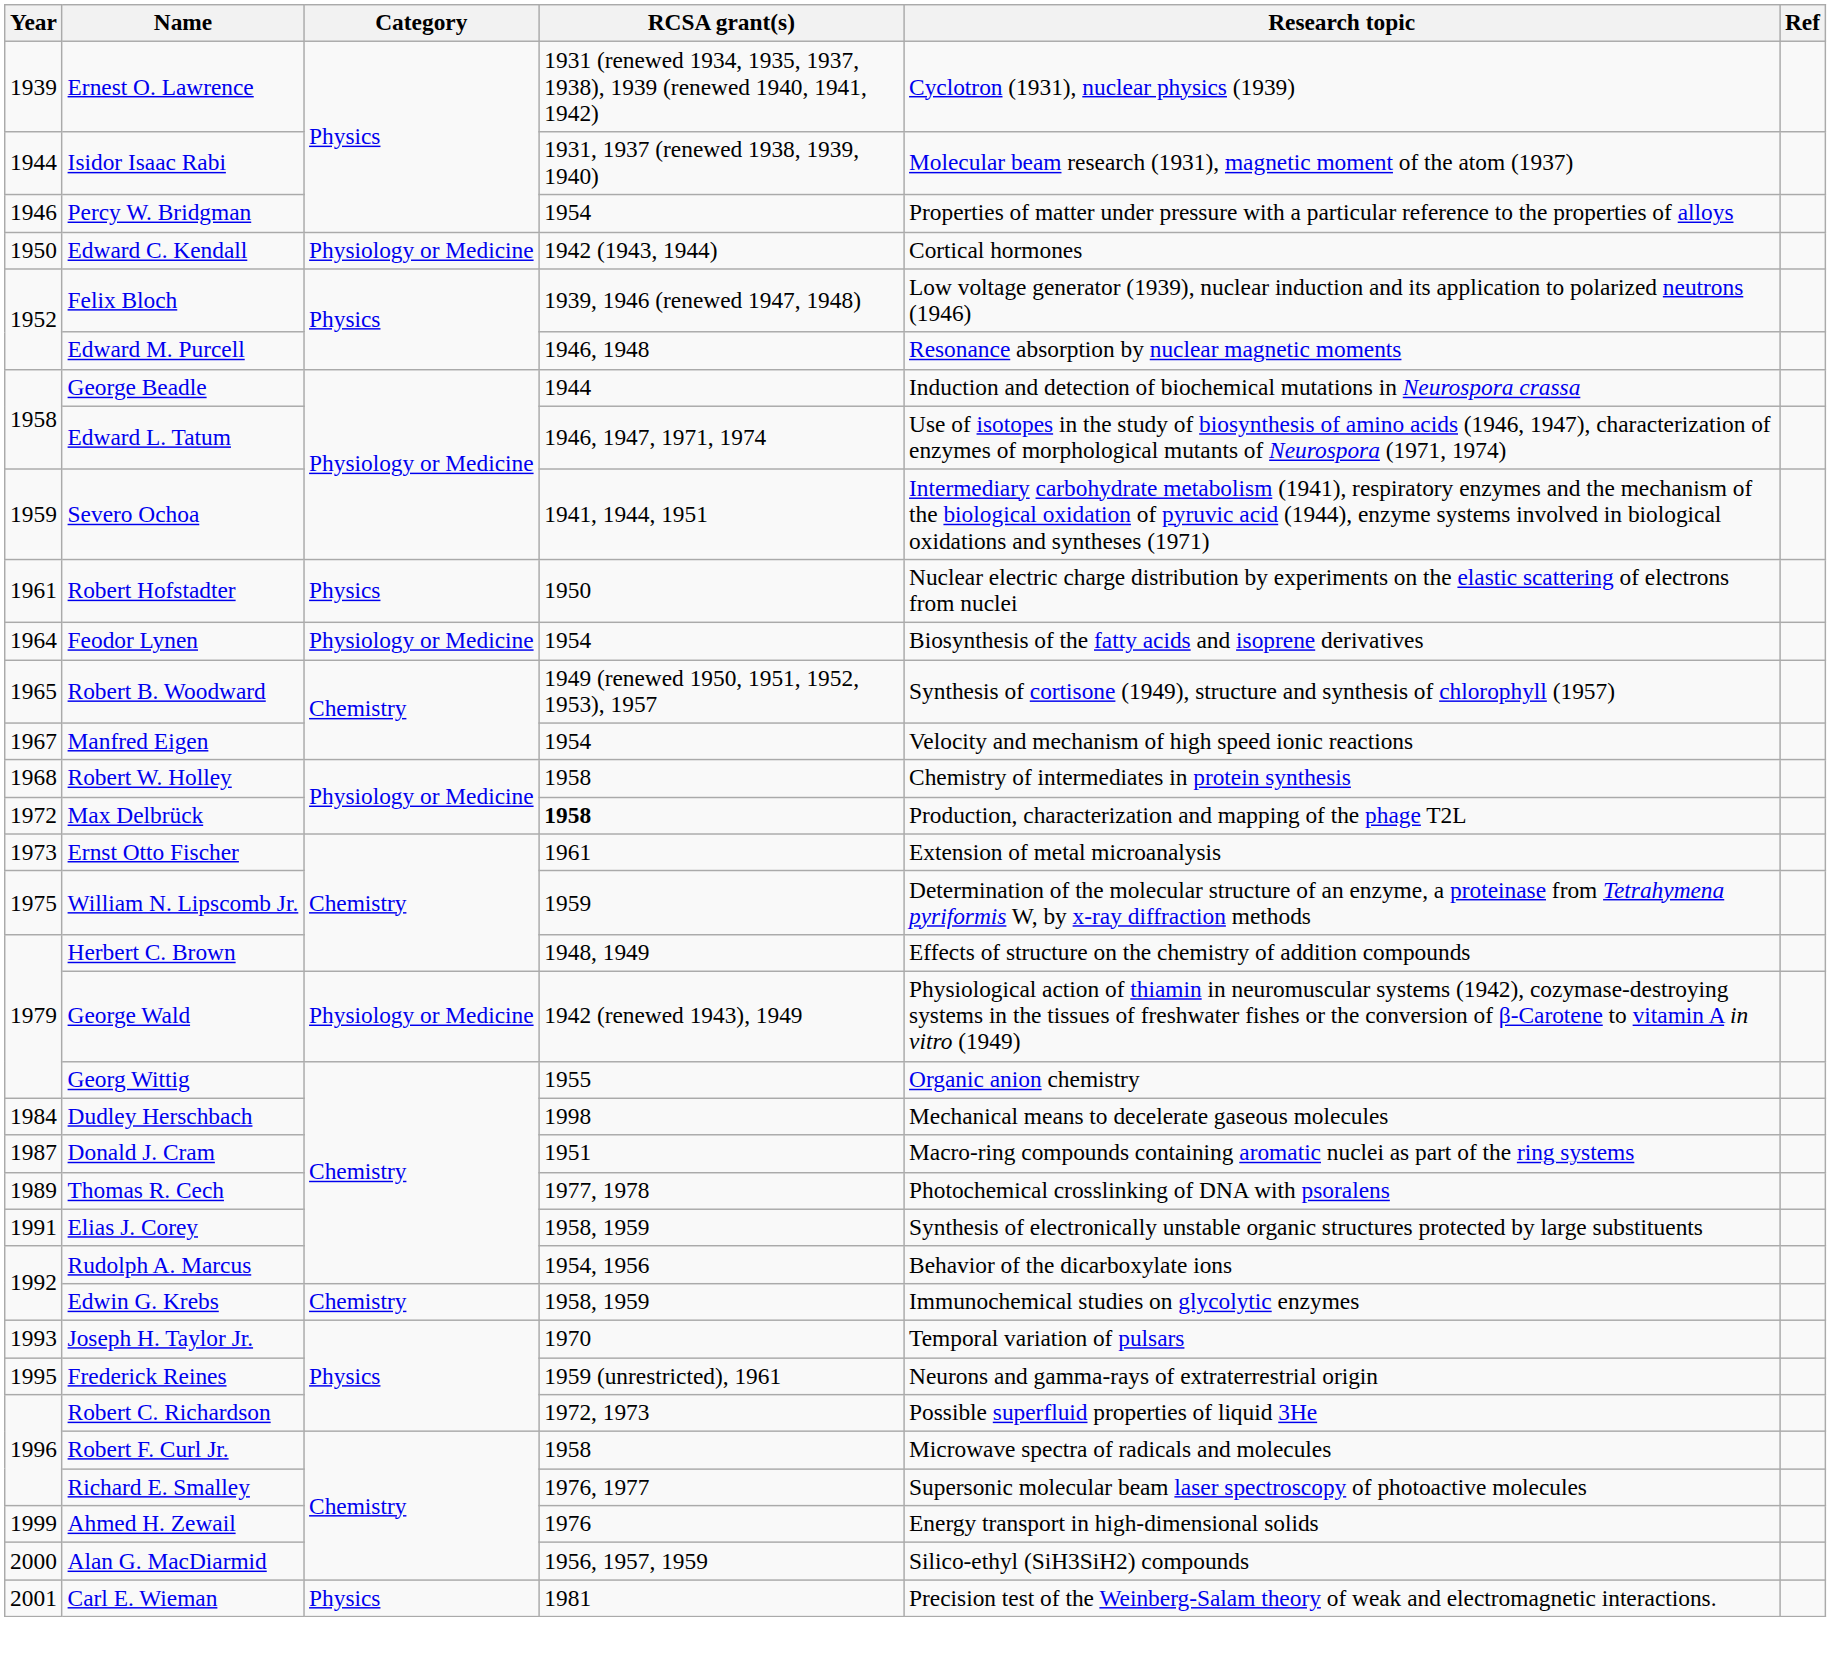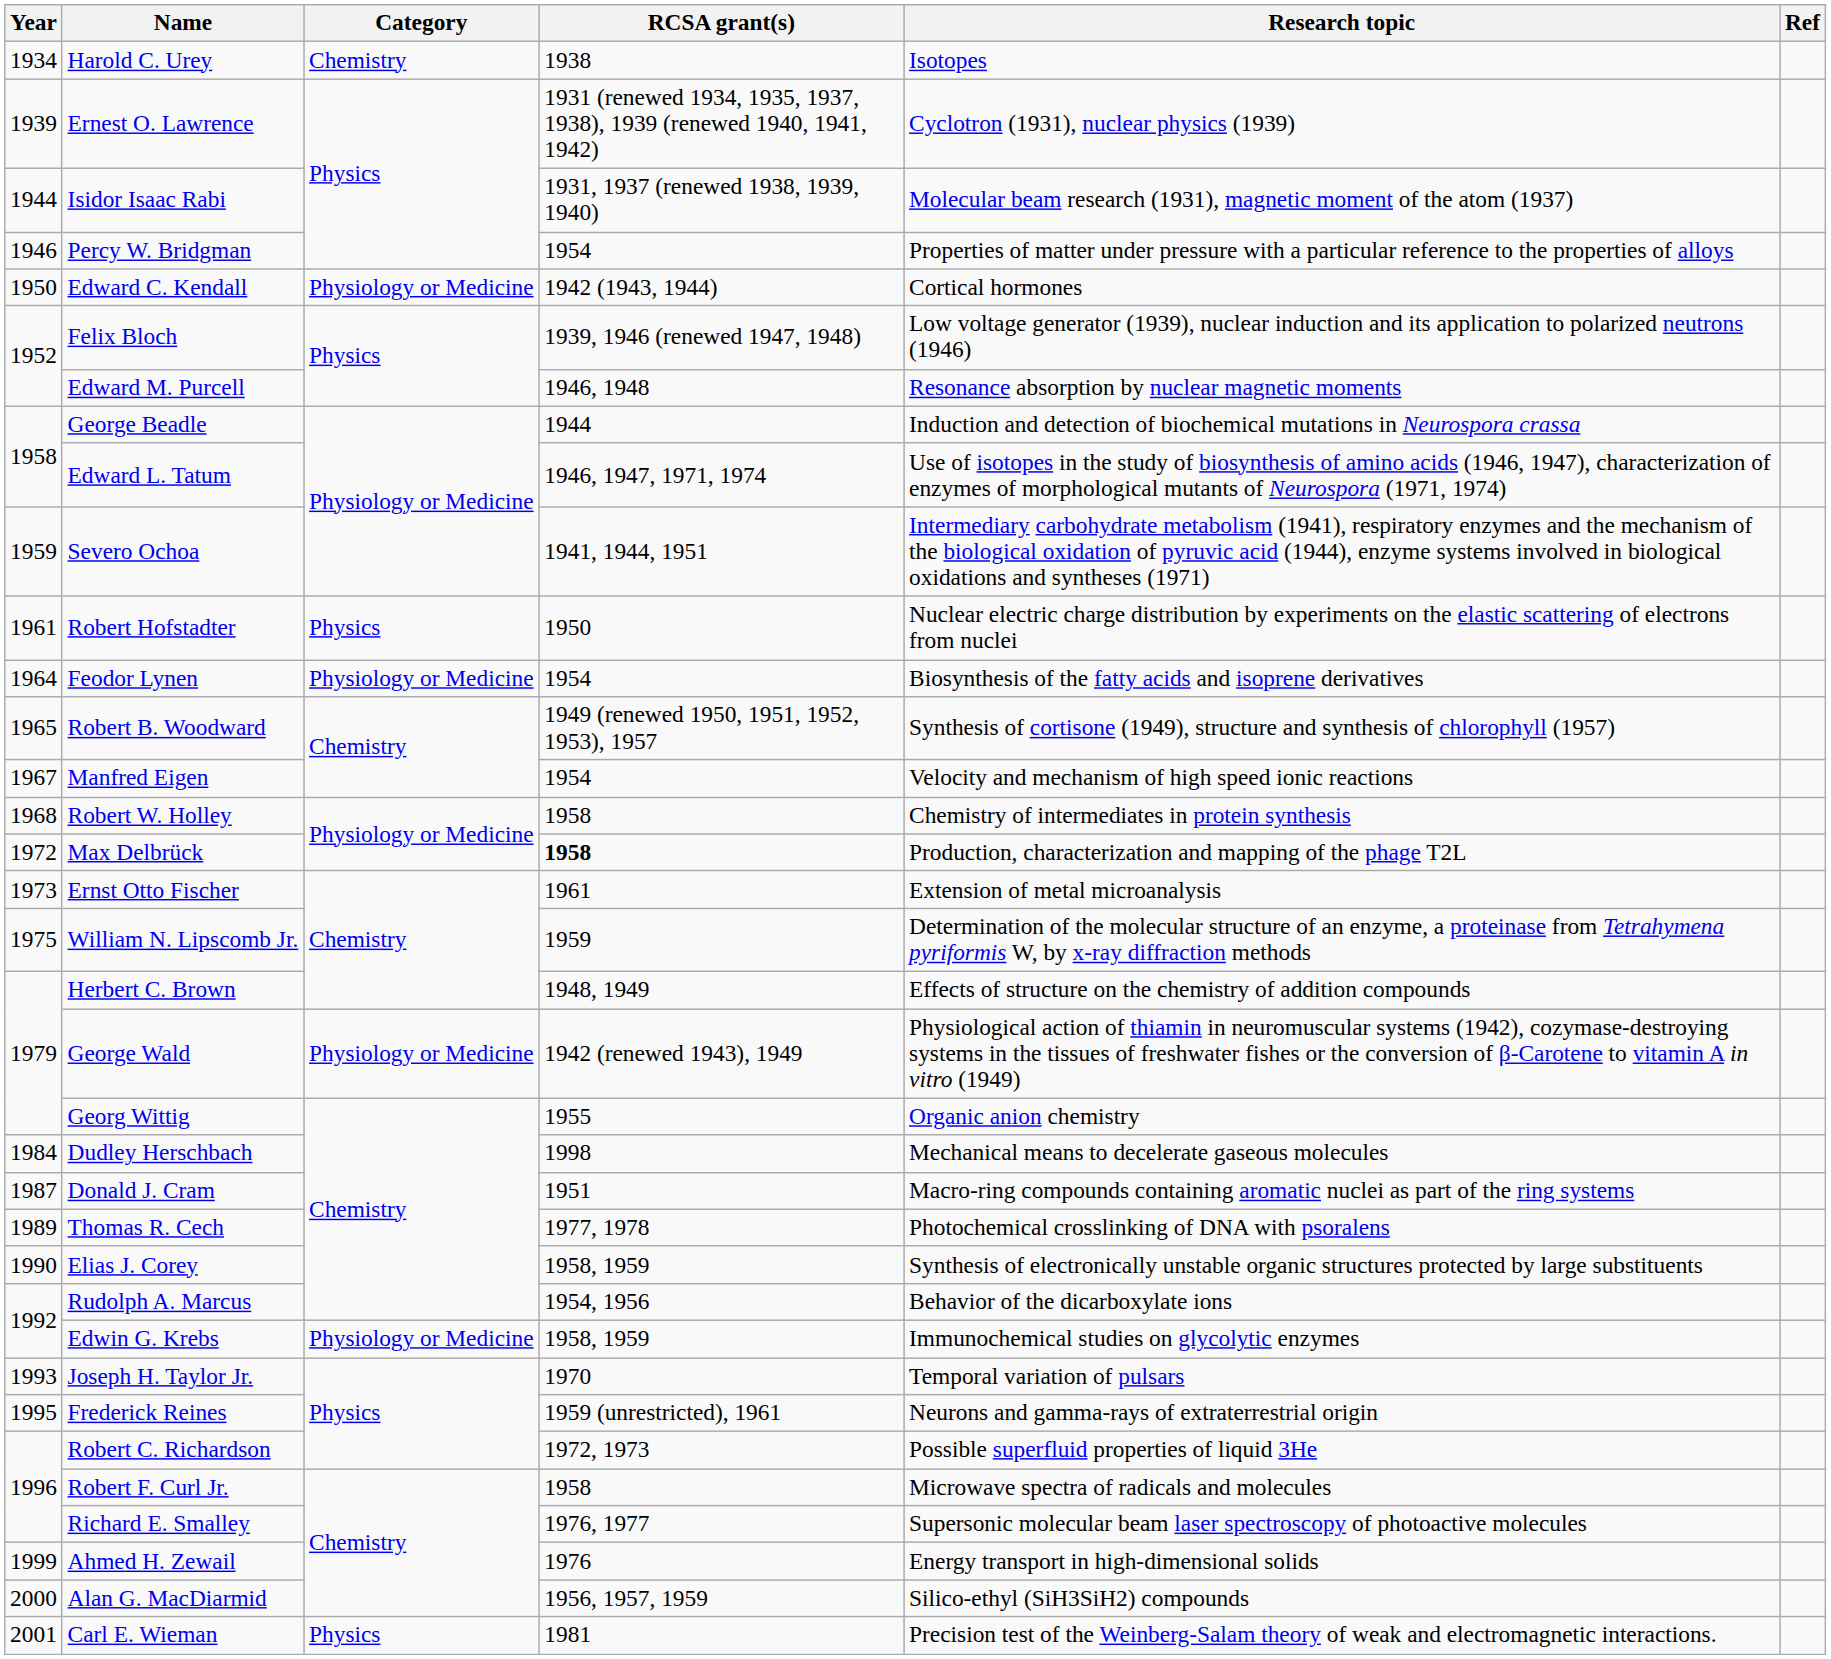+ row: (140, 60)
(33, 1227) 1991 -> (33, 1264) 1990
(358, 1301) Chemistry -> (421, 1338) Physiology or Medicine
